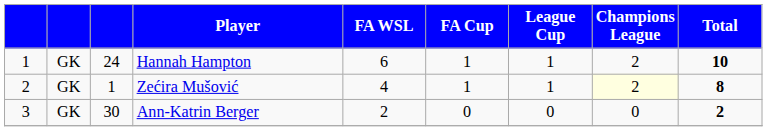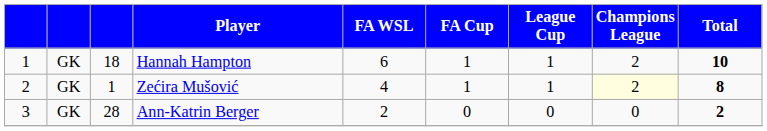(112, 61) 24 -> (112, 61) 18
(112, 112) 30 -> (112, 112) 28
